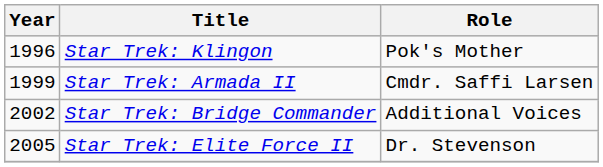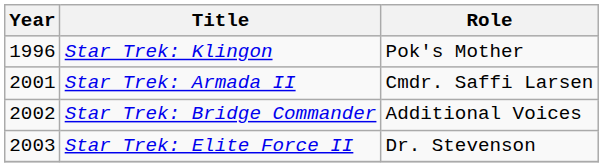(32, 83) 1999 -> (32, 83) 2001
(32, 146) 2005 -> (32, 146) 2003
